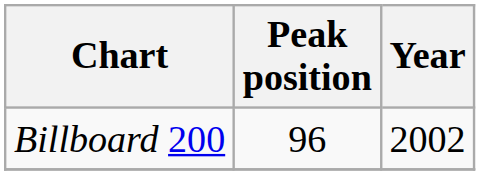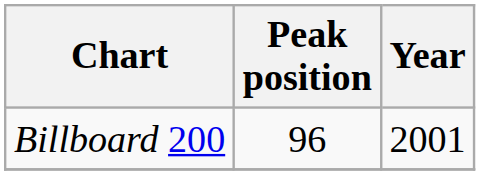(427, 137) 2002 -> (427, 137) 2001
